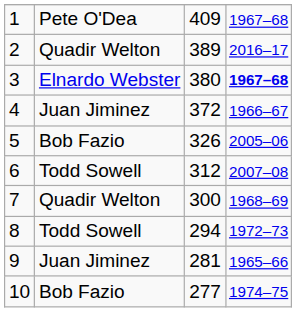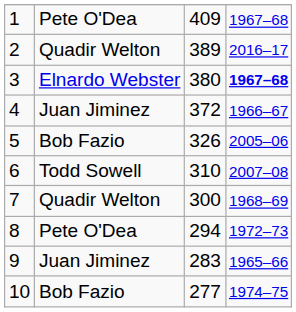(205, 170) 312 -> (205, 170) 310
(90, 230) Todd Sowell -> (88, 230) Pete O'Dea
(205, 261) 281 -> (205, 261) 283
